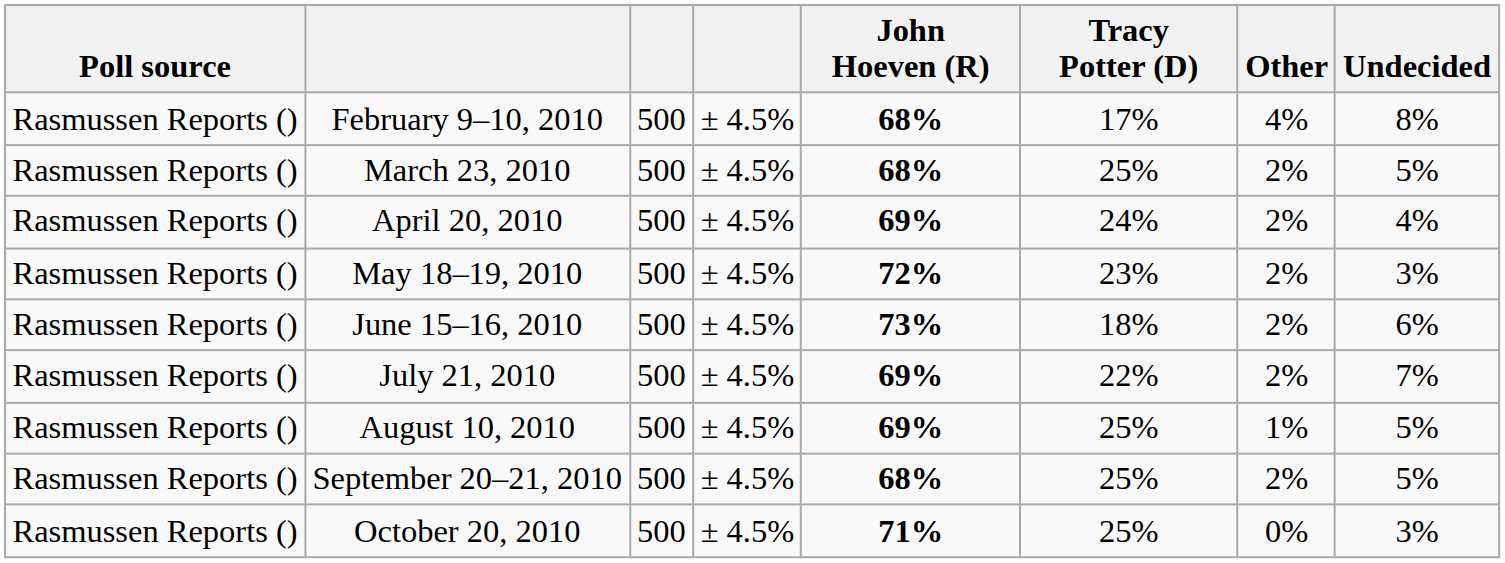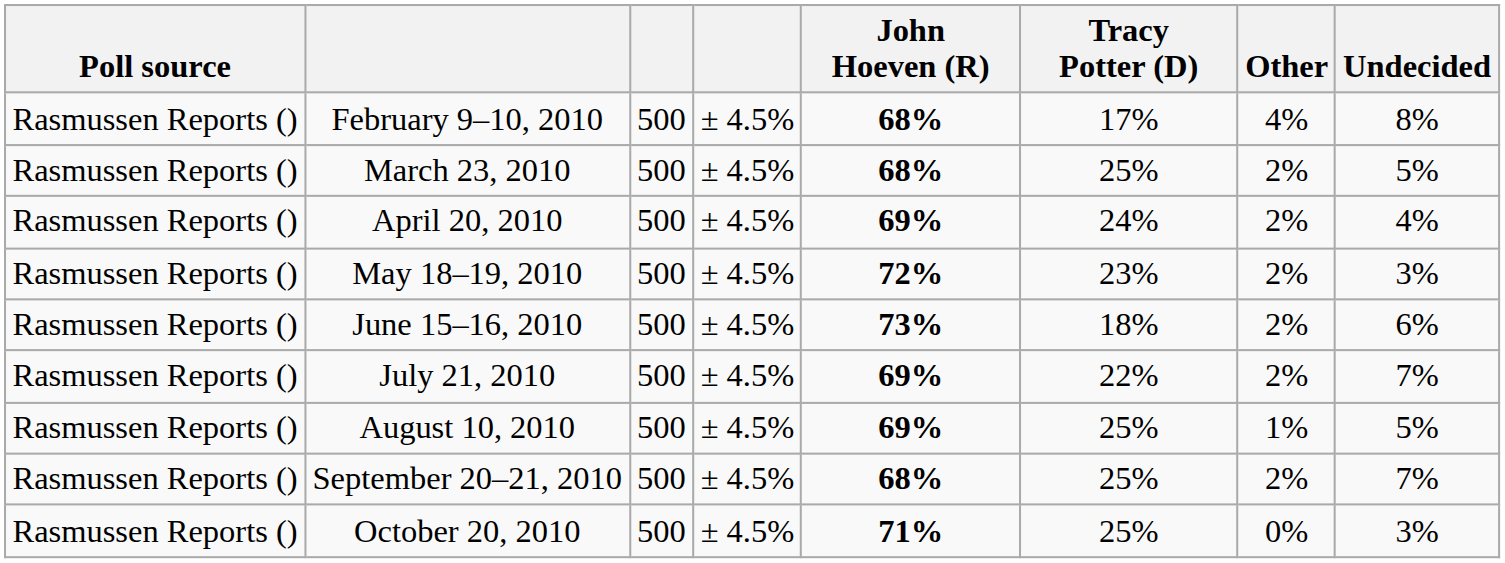(1417, 478) 5% -> (1417, 478) 7%
